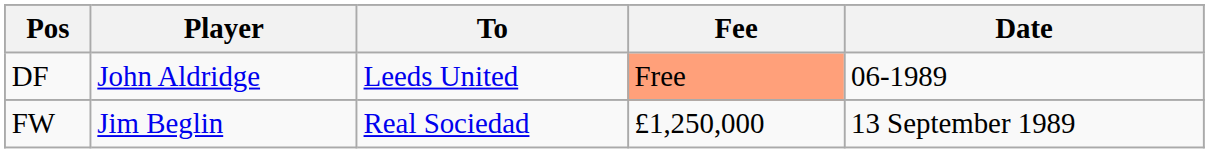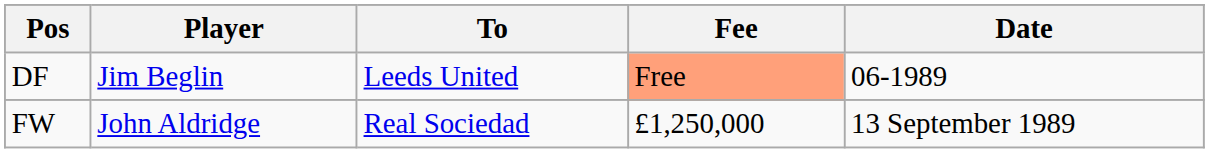(179, 76) John Aldridge -> (160, 76) Jim Beglin
(160, 123) Jim Beglin -> (179, 123) John Aldridge
